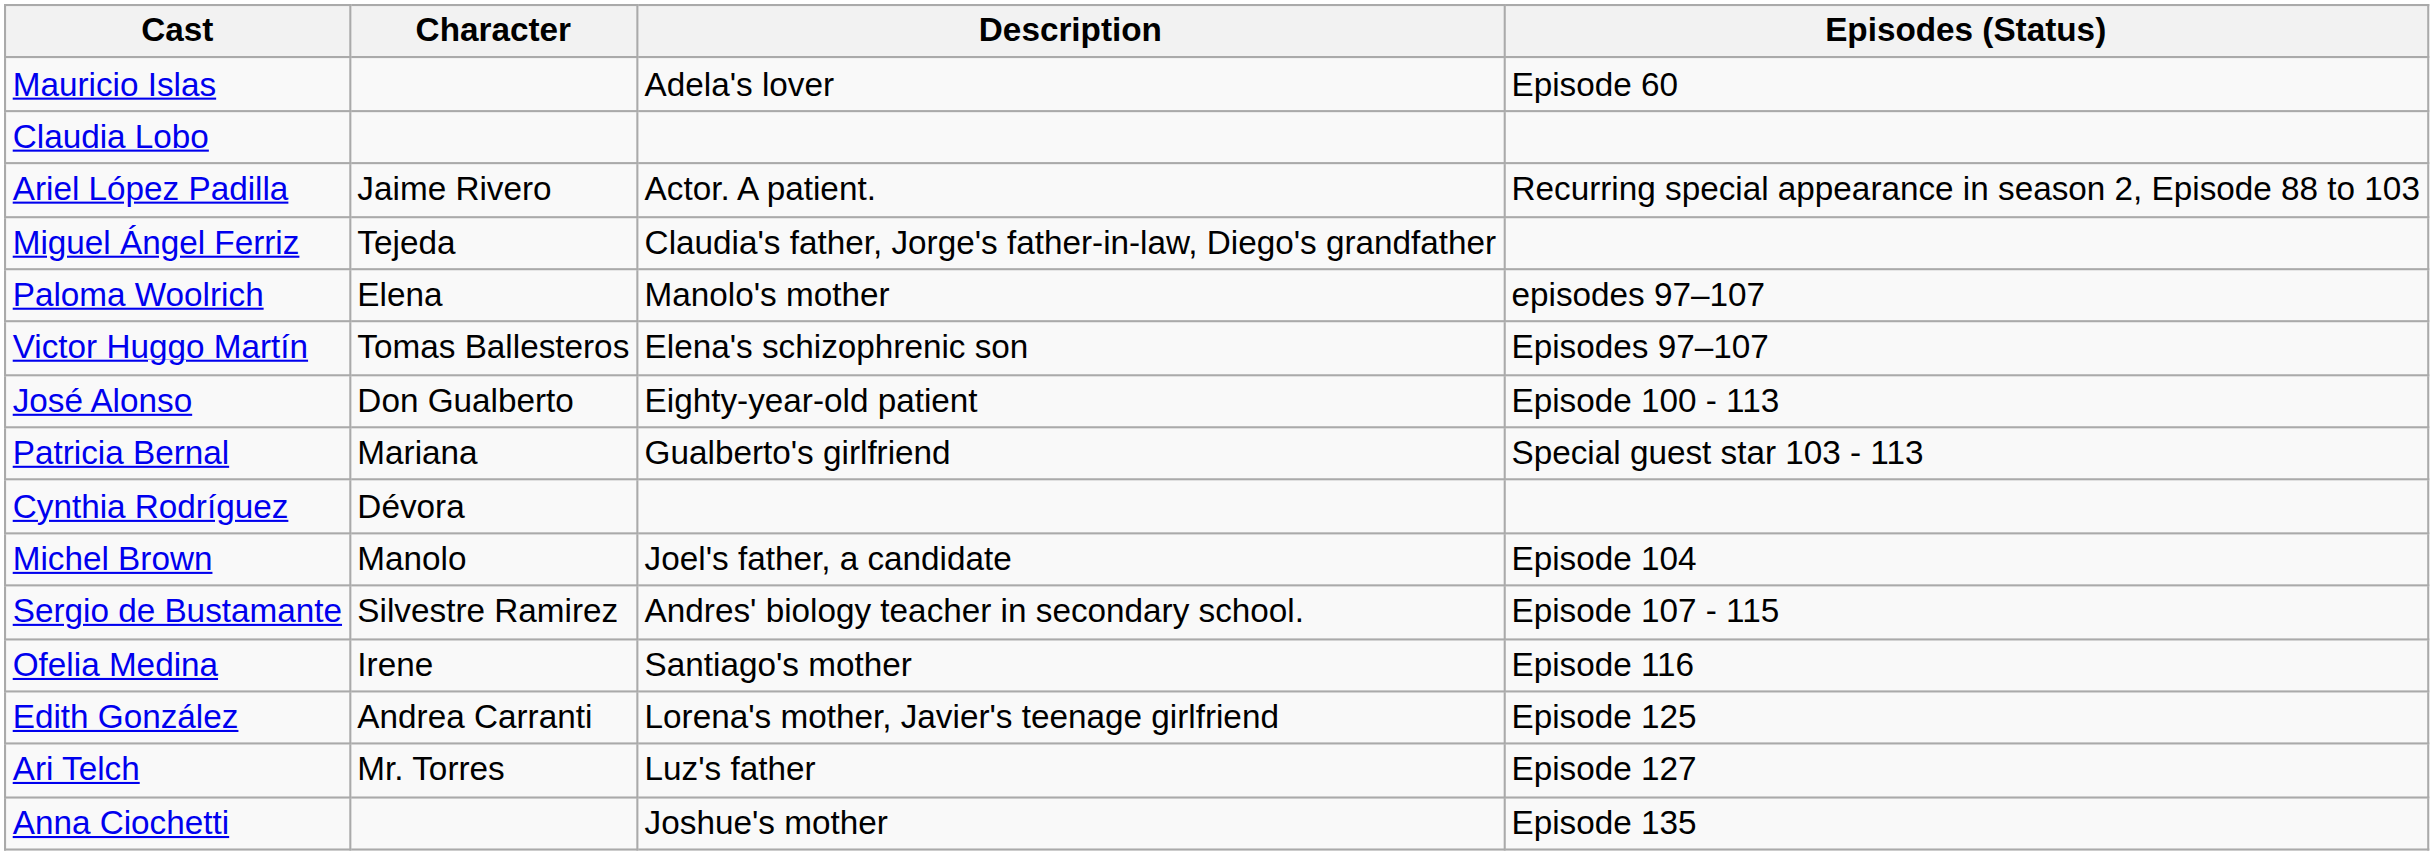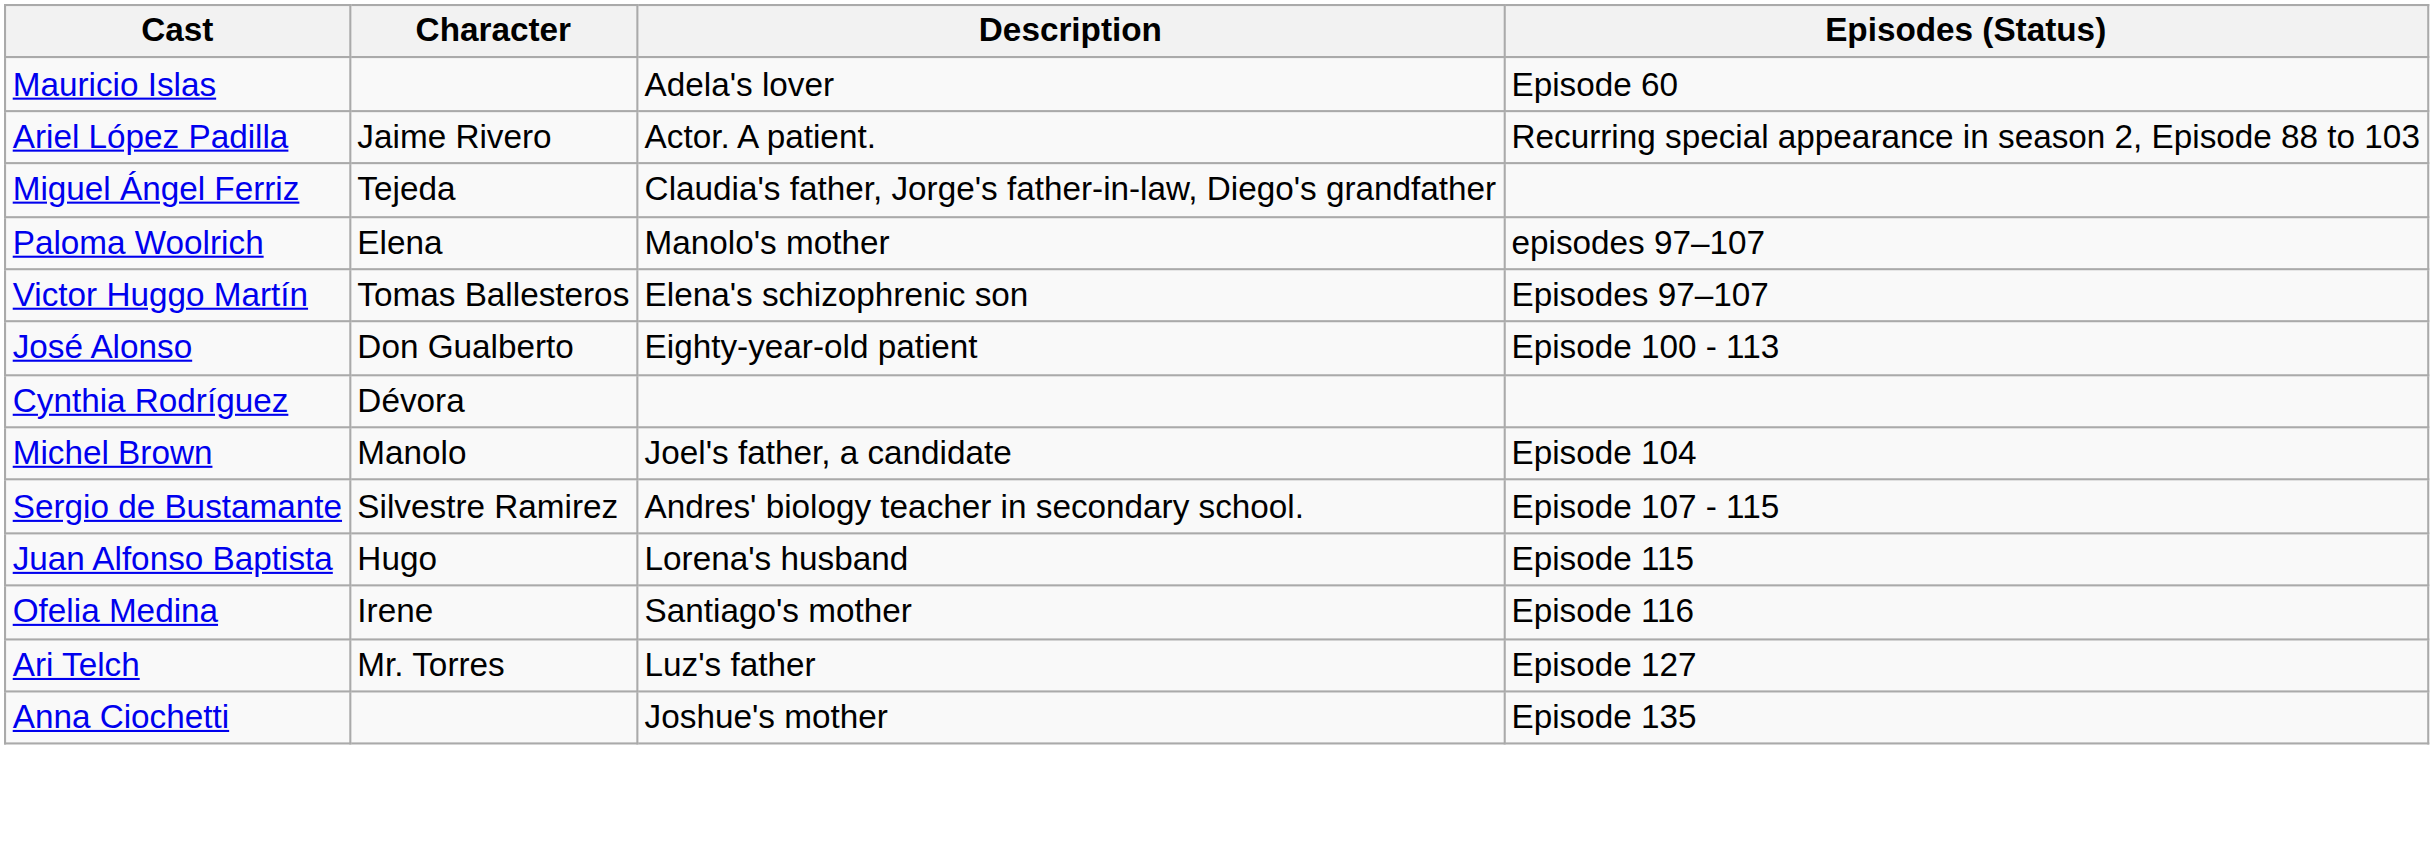- row: (111, 136)
- row: (121, 453)
+ row: (173, 558)
- row: (126, 717)
